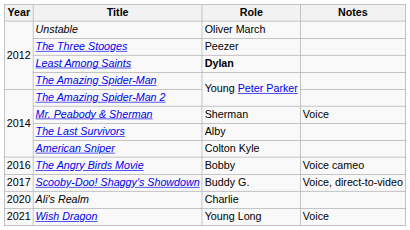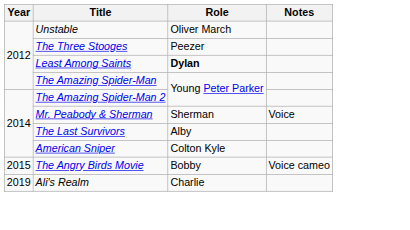(19, 166) 2016 -> (19, 166) 2015
- row: (118, 183)
(19, 200) 2020 -> (19, 183) 2019
- row: (67, 217)
